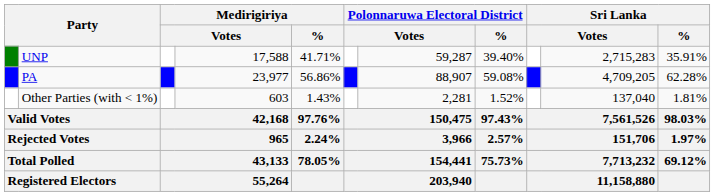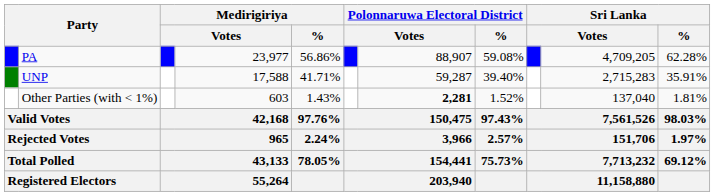rows swapped: (29, 77) <-> (35, 56)
(457, 98) normal -> (457, 98) bold
